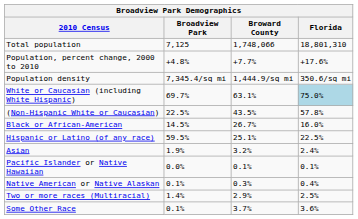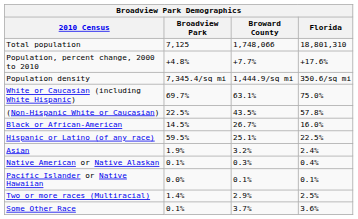(312, 95) lightblue background -> (312, 95) no background
rows swapped: (83, 183) <-> (67, 166)
